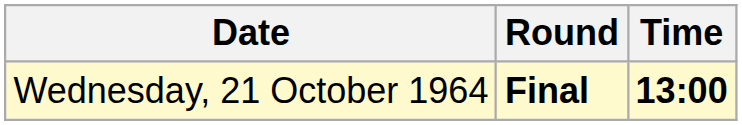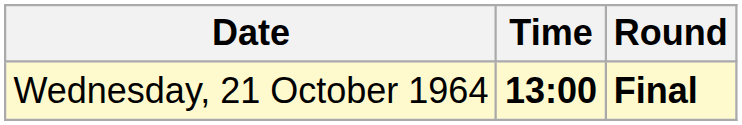columns swapped: (682, 33) <-> (562, 33)
